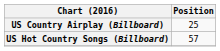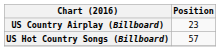(194, 25) 25 -> (194, 25) 23
